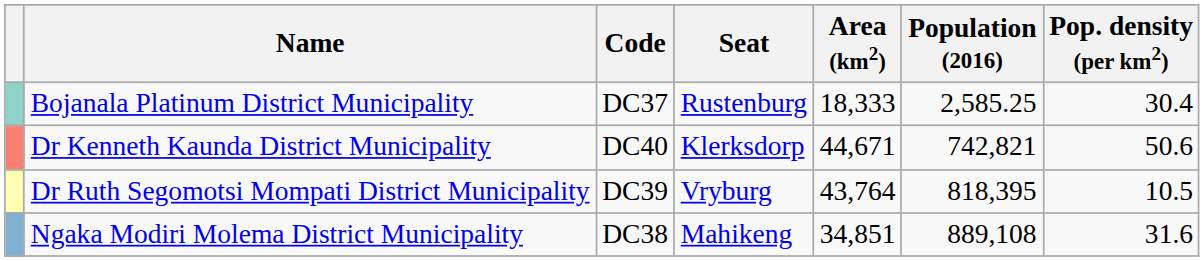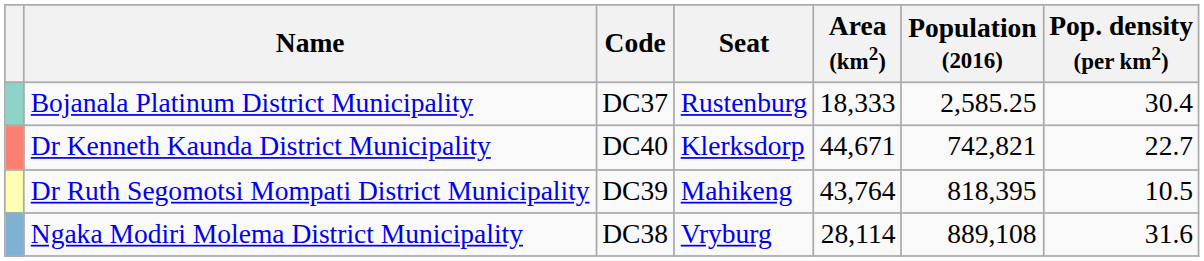(1169, 147) 50.6 -> (1169, 147) 22.7
(726, 190) Vryburg -> (736, 190) Mahikeng
(736, 234) Mahikeng -> (726, 234) Vryburg
(858, 234) 34,851 -> (858, 234) 28,114
